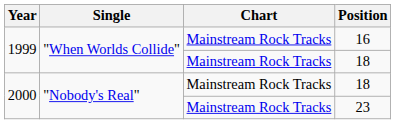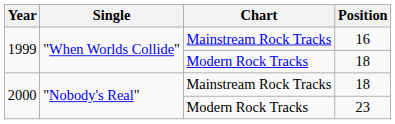(259, 61) Mainstream Rock Tracks -> (247, 61) Modern Rock Tracks
(259, 107) Mainstream Rock Tracks -> (247, 107) Modern Rock Tracks
